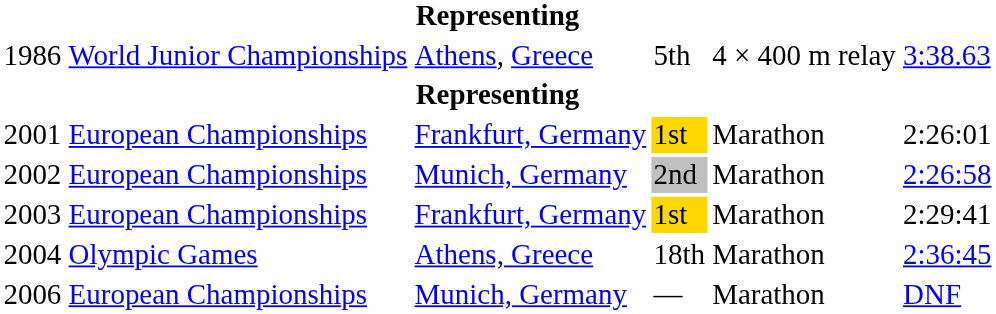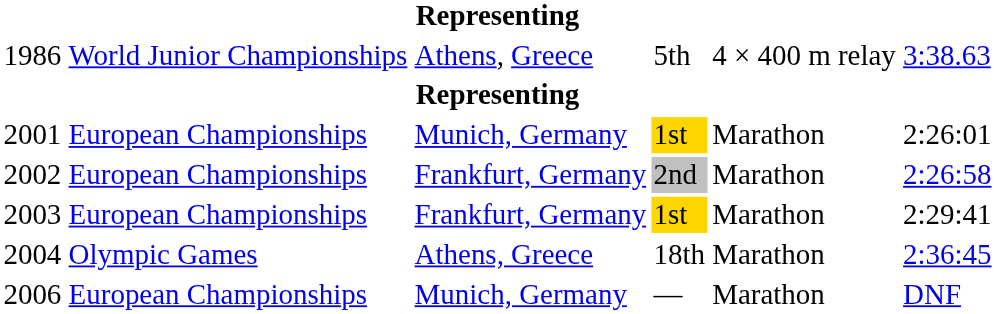(530, 134) Frankfurt, Germany -> (521, 134) Munich, Germany
(521, 174) Munich, Germany -> (530, 174) Frankfurt, Germany
